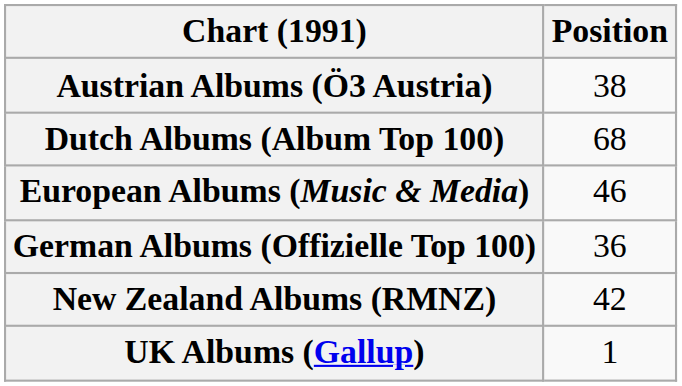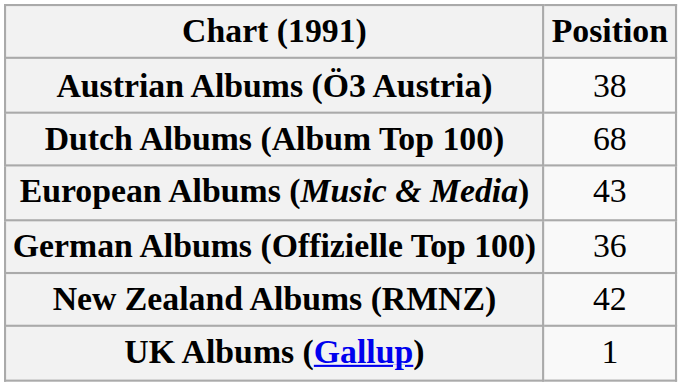(610, 191) 46 -> (610, 191) 43
